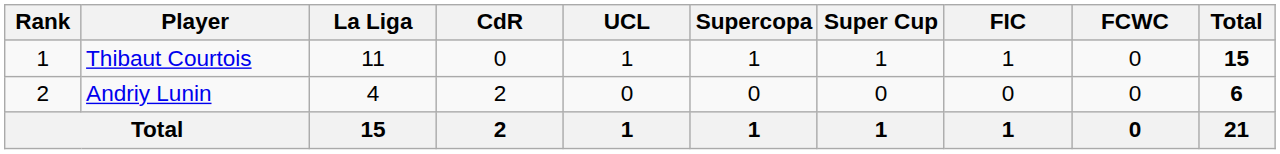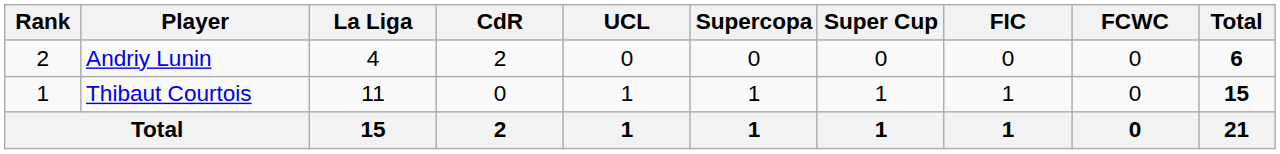rows swapped: (169, 58) <-> (149, 93)
